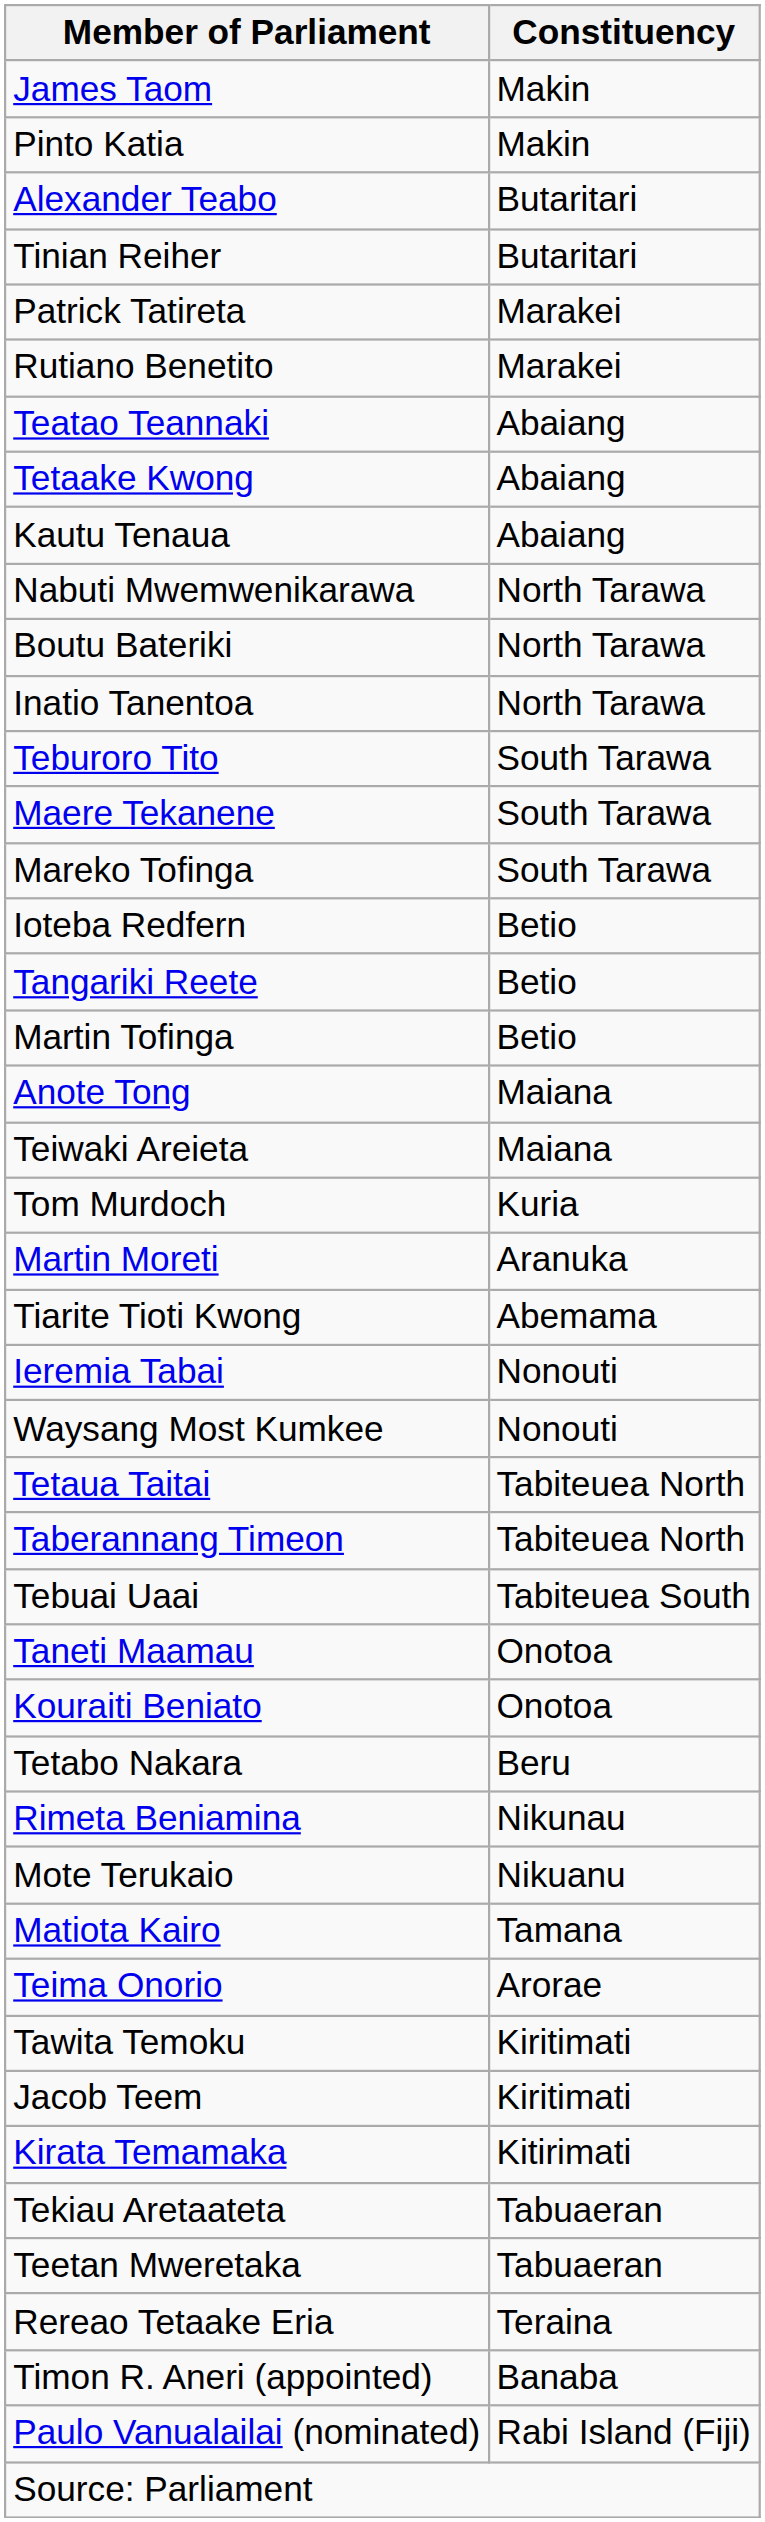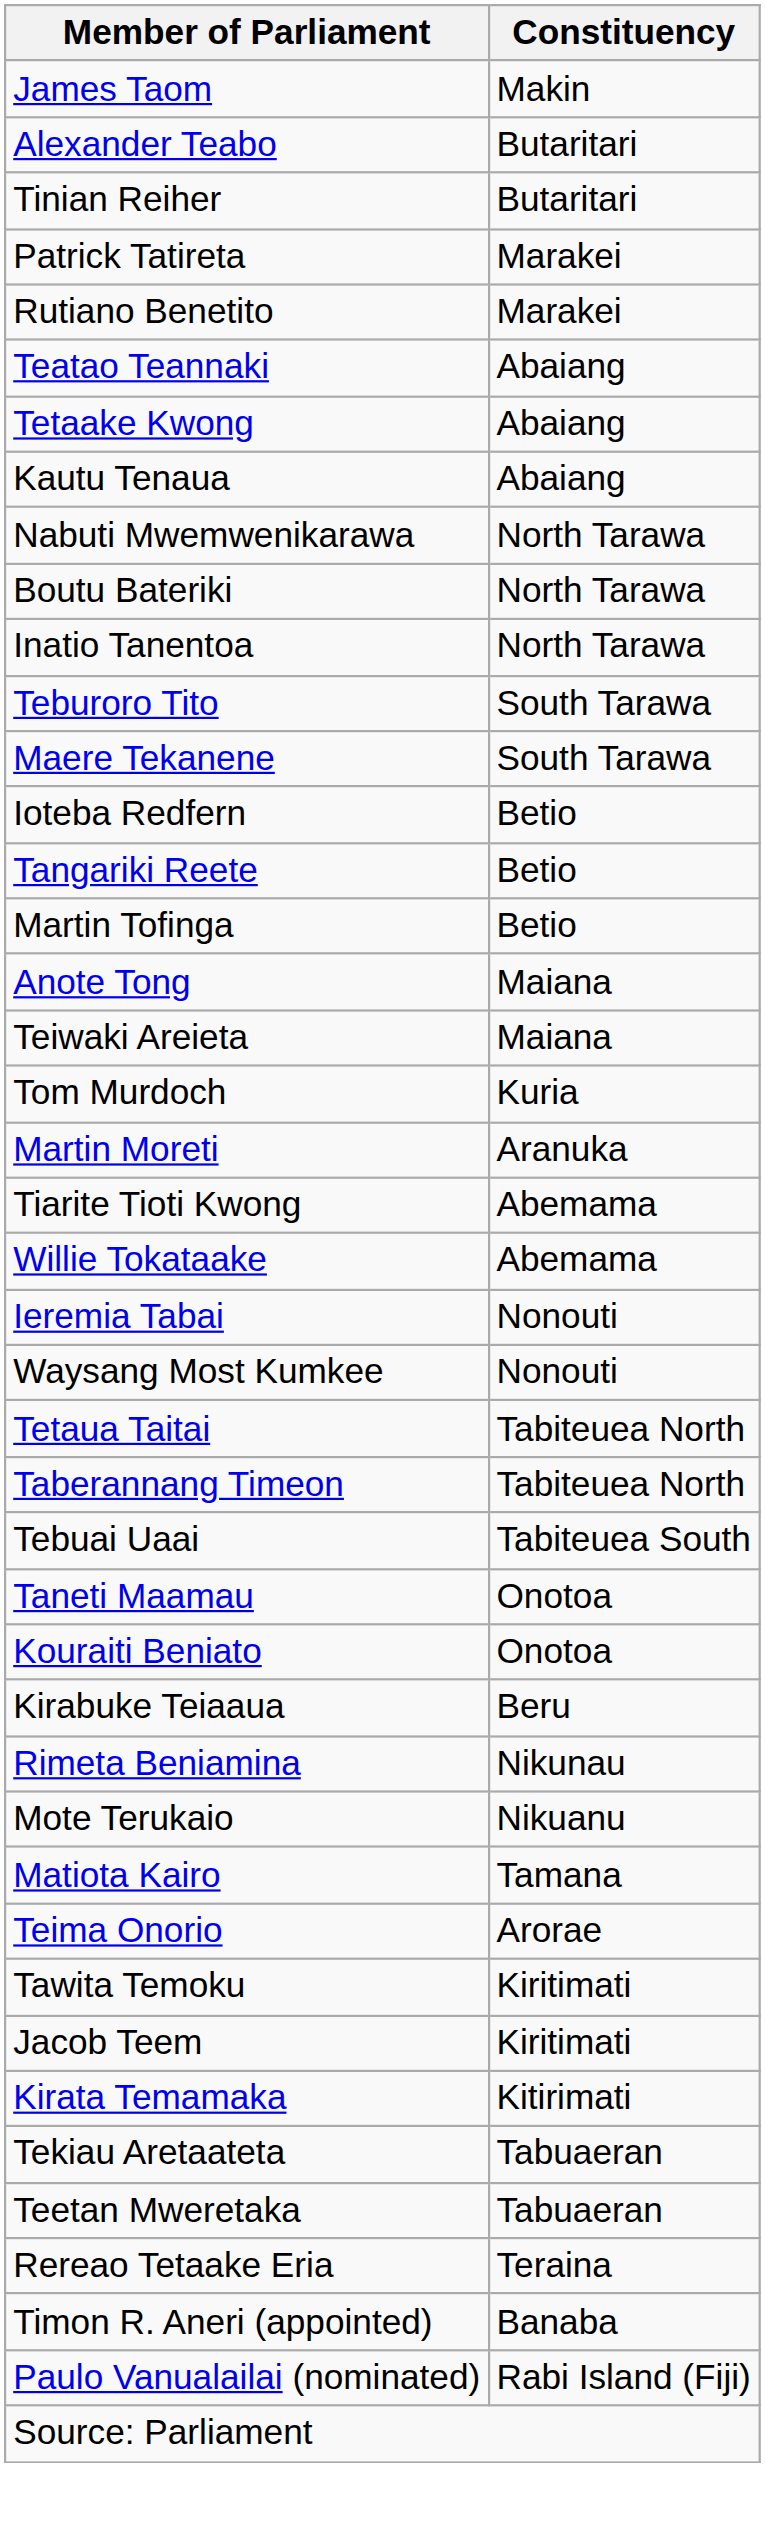- row: (98, 144)
- row: (133, 869)
+ row: (140, 1260)
- row: (128, 1762)
+ row: (149, 1707)
